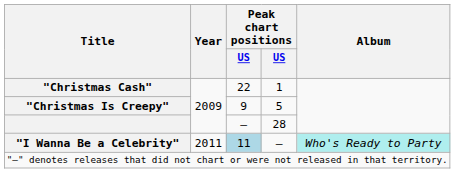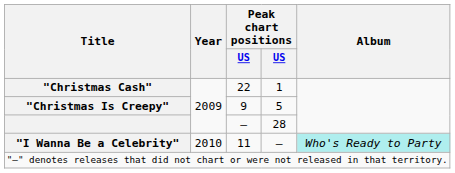(208, 143) 2011 -> (208, 143) 2010
(244, 143) lightblue background -> (244, 143) no background
